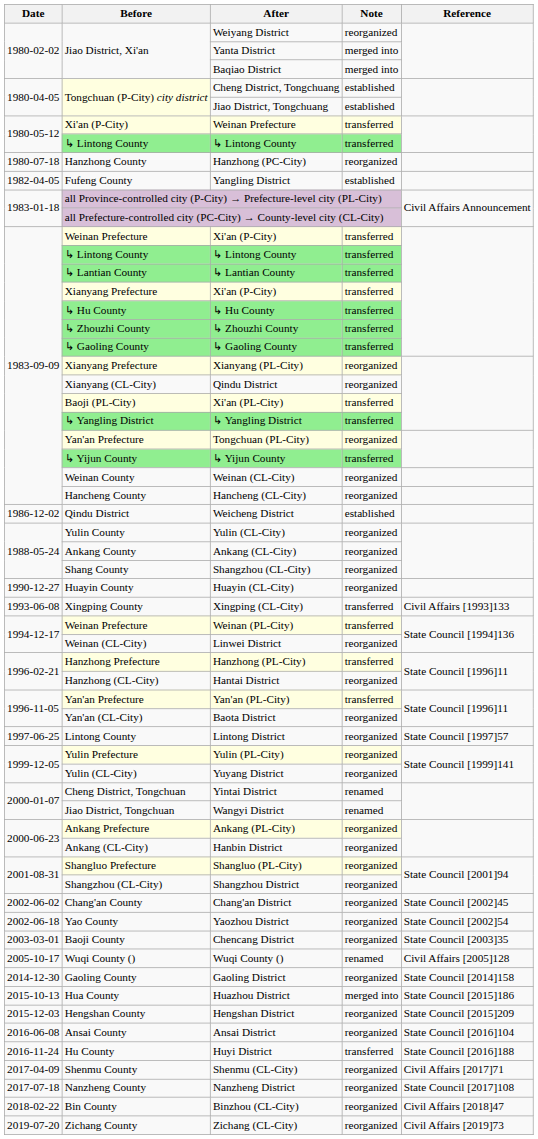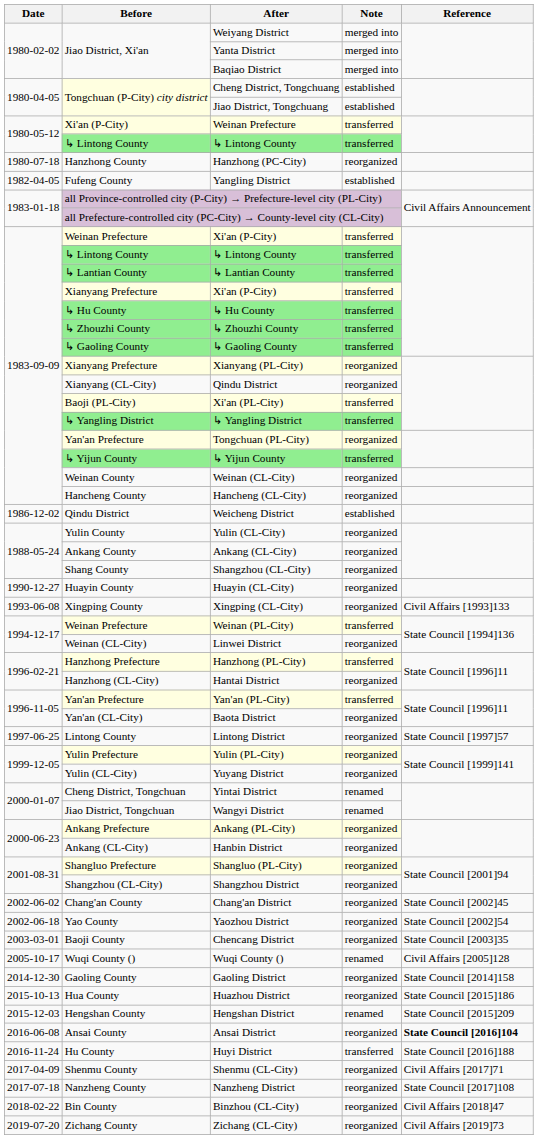(371, 32) reorganized -> (372, 32) merged into
(369, 606) transferred -> (371, 606) reorganized
(372, 995) merged into -> (371, 995) reorganized
(371, 1014) reorganized -> (364, 1014) renamed
(459, 1033) normal -> (461, 1033) bold
